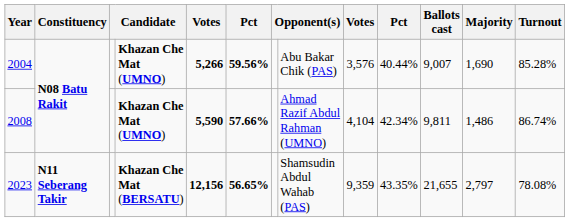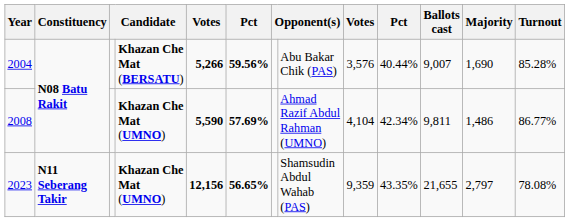(151, 64) Khazan Che Mat (UMNO) -> (151, 64) Khazan Che Mat (BERSATU)
(249, 120) 57.66% -> (249, 120) 57.69%
(537, 120) 86.74% -> (537, 120) 86.77%
(151, 184) Khazan Che Mat (BERSATU) -> (151, 184) Khazan Che Mat (UMNO)
